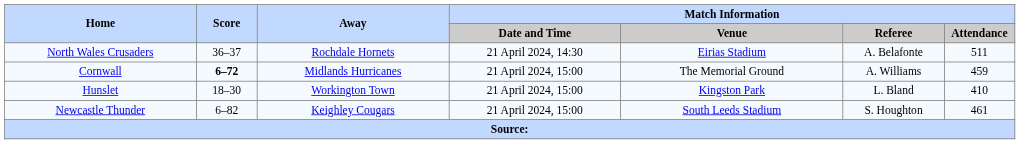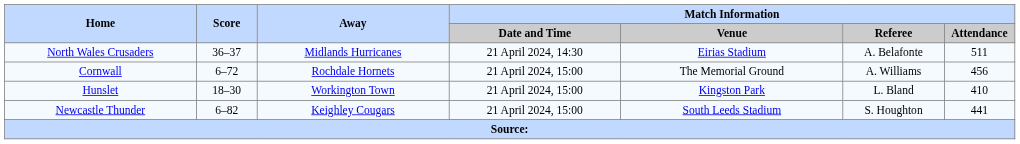(353, 52) Rochdale Hornets -> (353, 52) Midlands Hurricanes
(227, 71) bold -> (227, 71) normal
(353, 71) Midlands Hurricanes -> (353, 71) Rochdale Hornets
(979, 71) 459 -> (979, 71) 456
(979, 110) 461 -> (979, 110) 441
